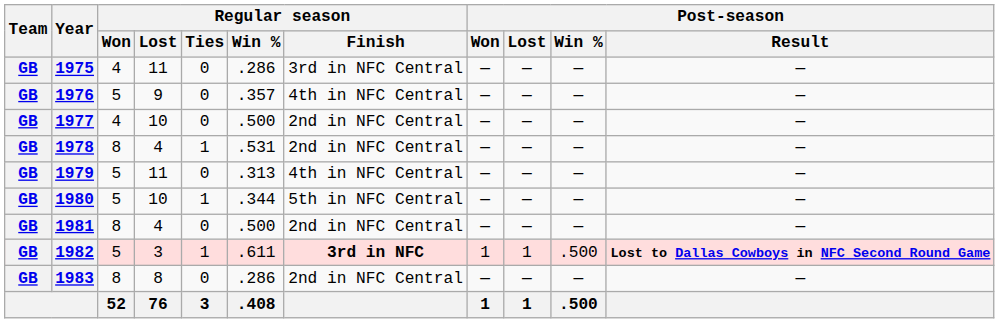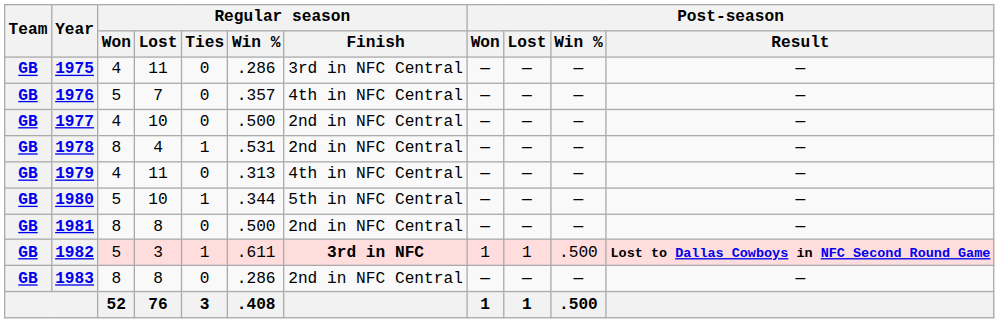(158, 96) 9 -> (158, 96) 7
(116, 175) 5 -> (116, 175) 4
(158, 227) 4 -> (158, 227) 8
